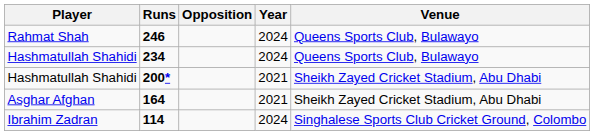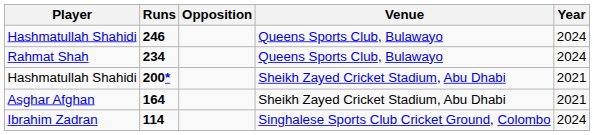columns swapped: (440, 15) <-> (273, 15)
(48, 36) Rahmat Shah -> (72, 36) Hashmatullah Shahidi
(72, 57) Hashmatullah Shahidi -> (48, 57) Rahmat Shah
